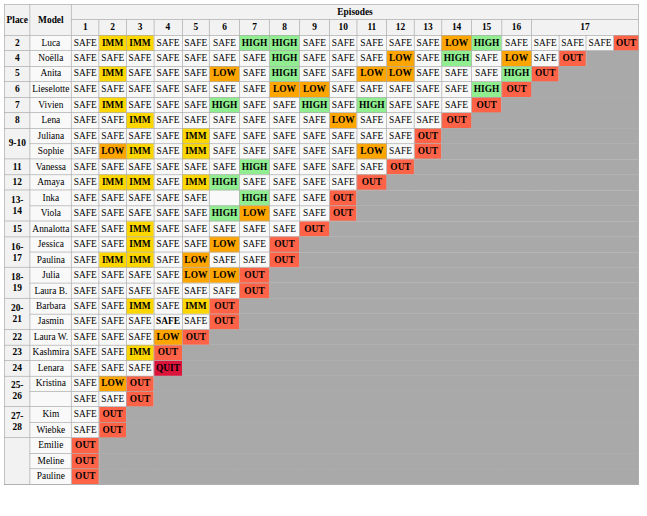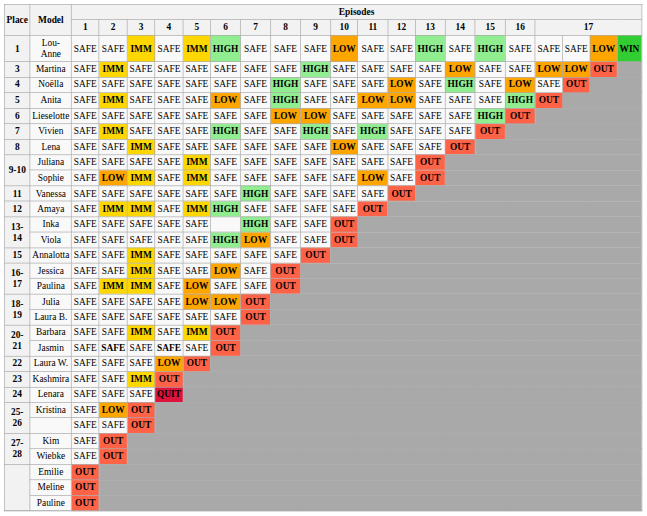+ row: (17, 48)
- row: (17, 42)
+ row: (17, 69)
(113, 321) normal -> (113, 347) bold
